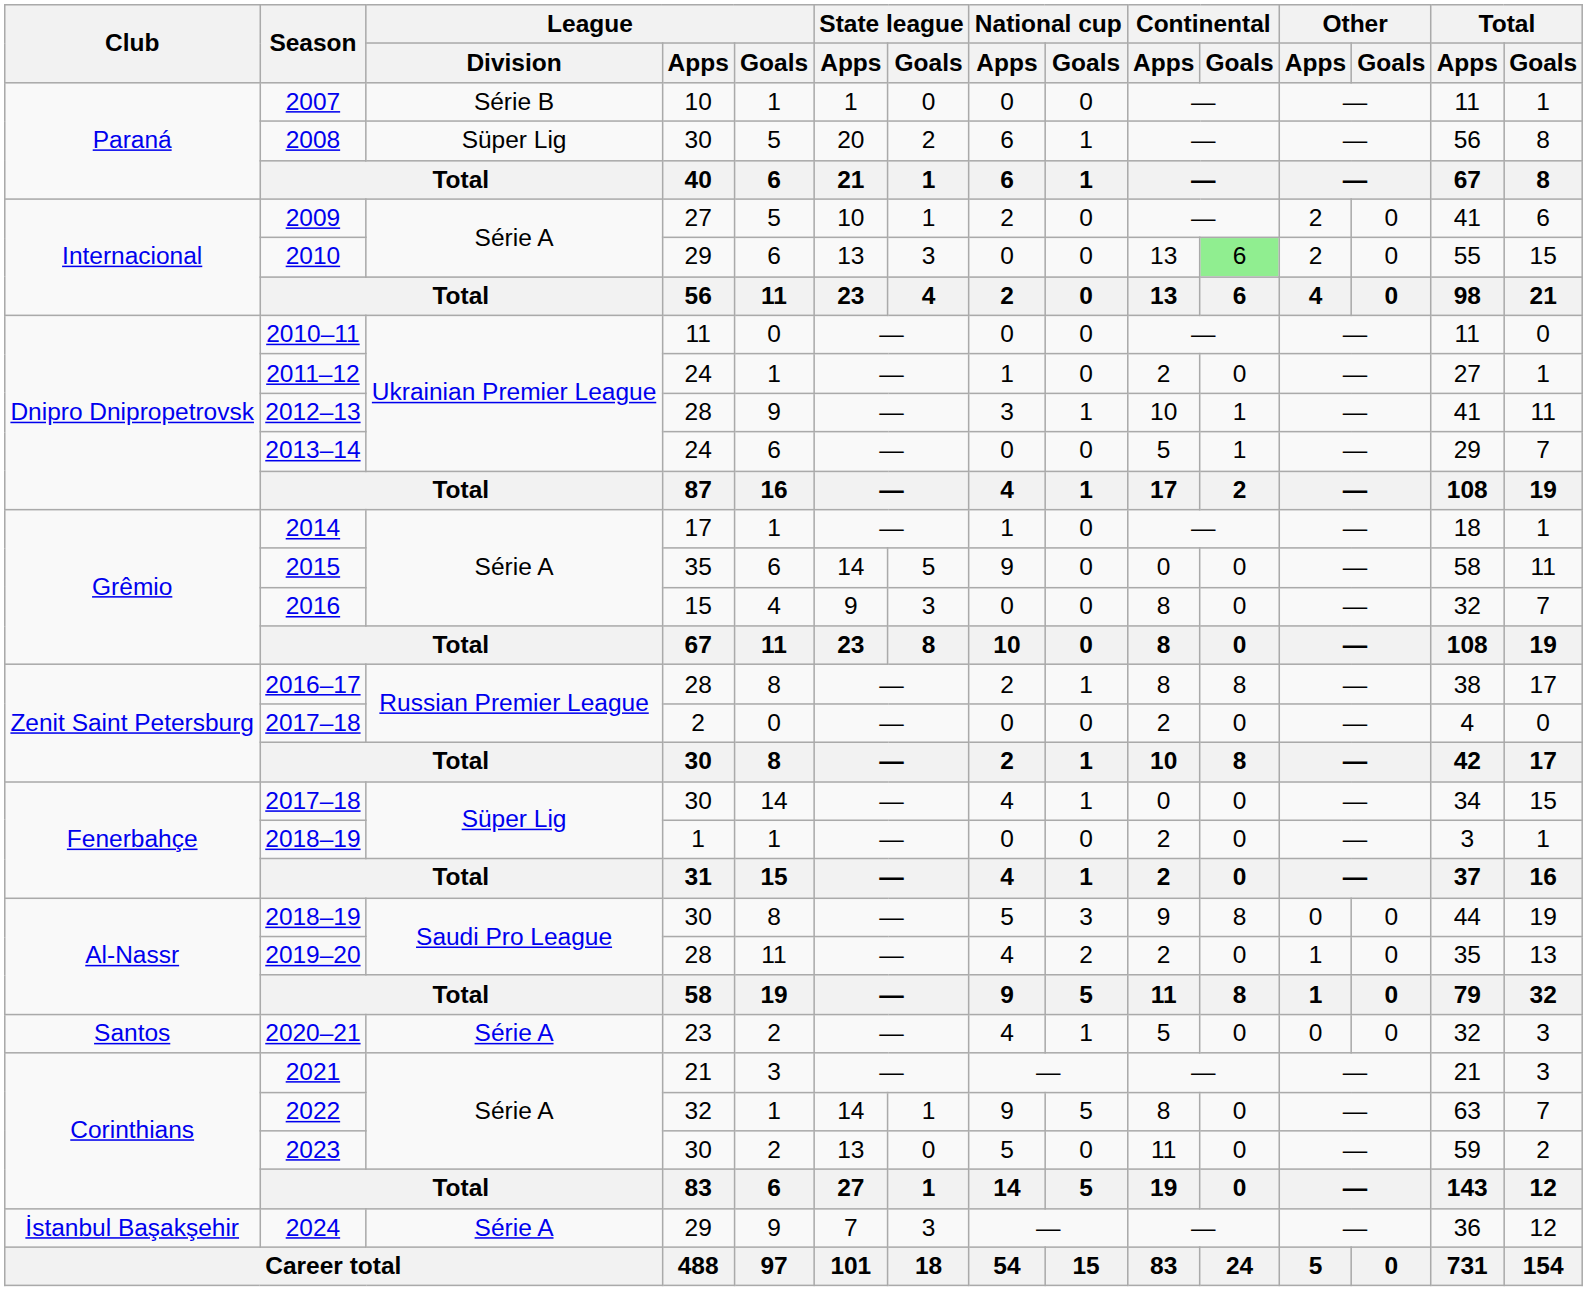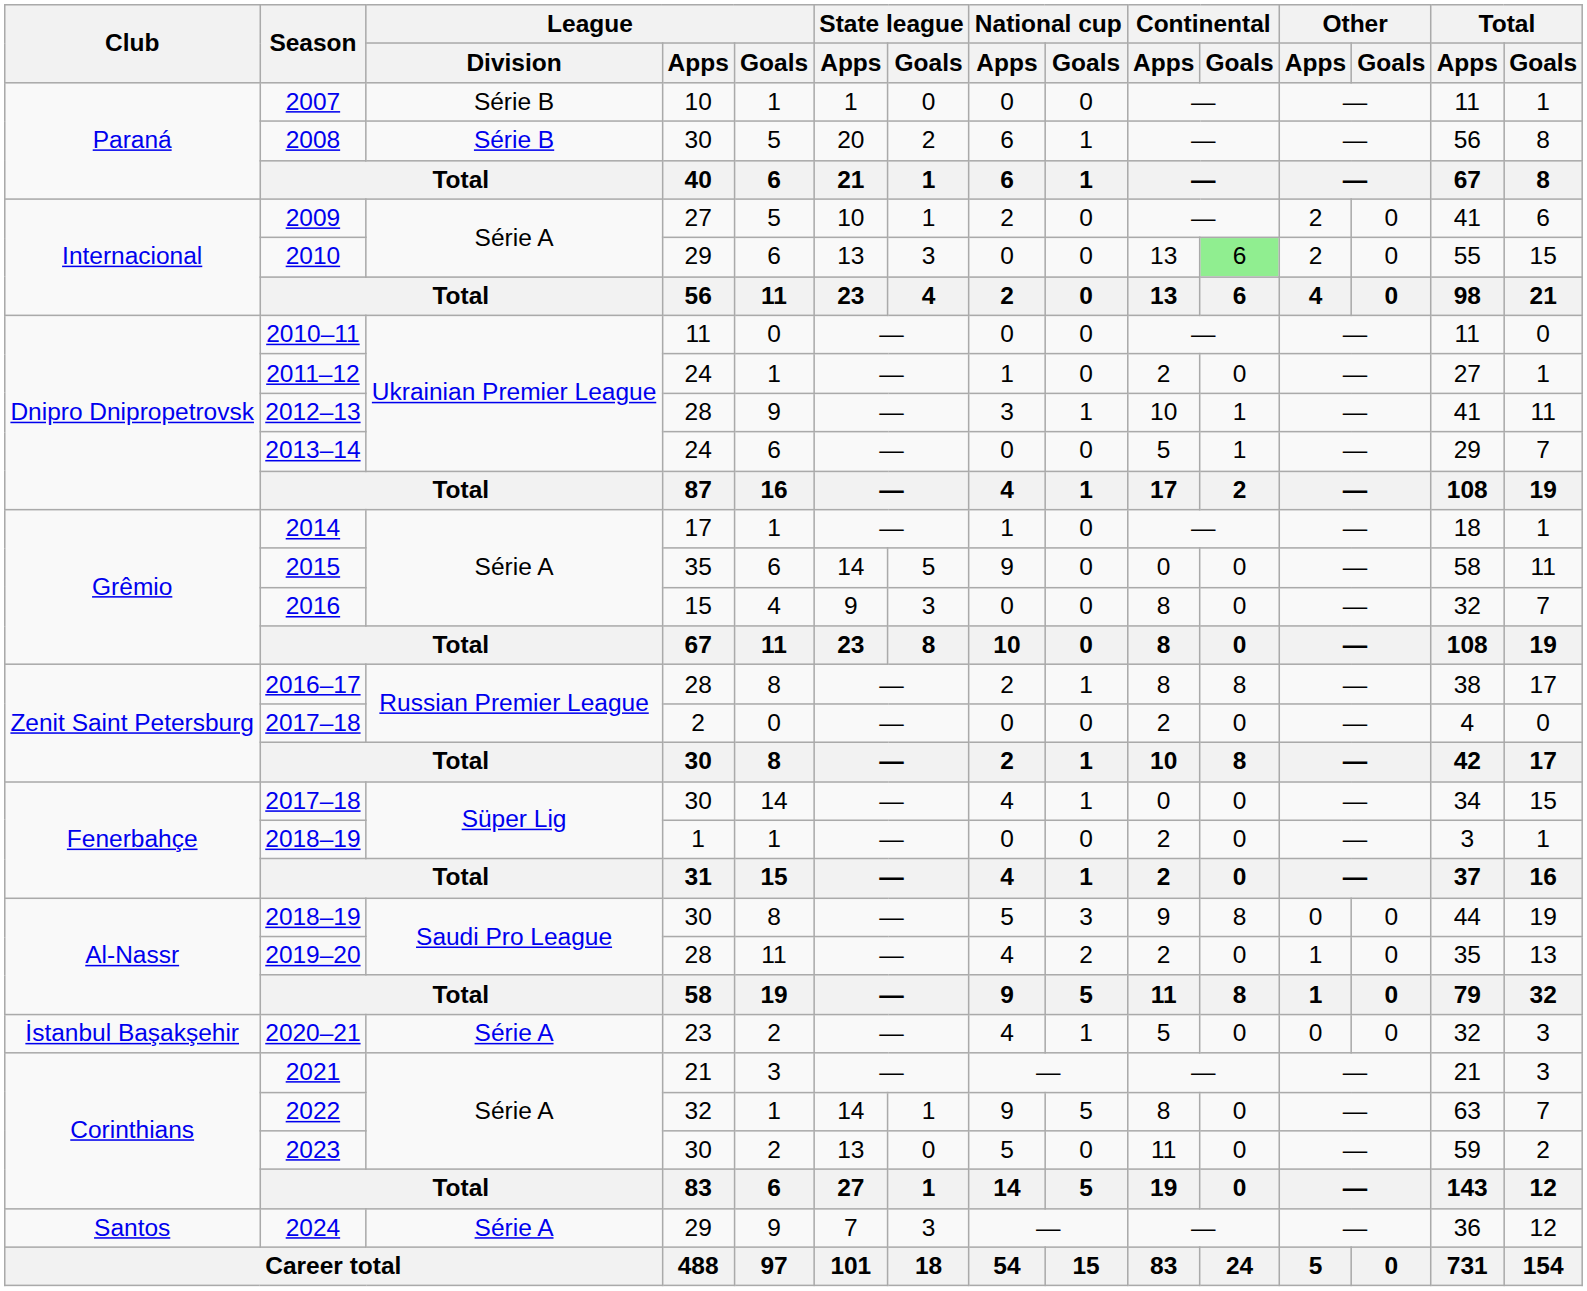(514, 140) Süper Lig -> (514, 140) Série B
(132, 1033) Santos -> (132, 1033) İstanbul Başakşehir
(132, 1227) İstanbul Başakşehir -> (132, 1227) Santos
